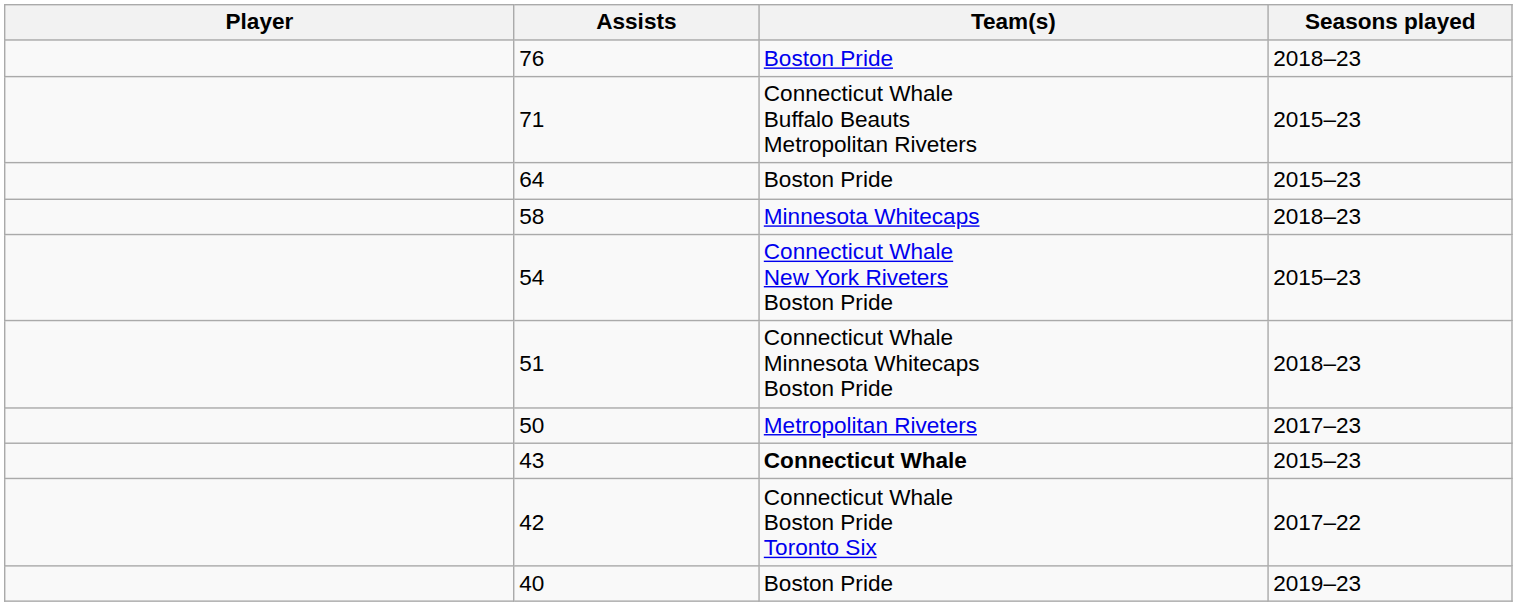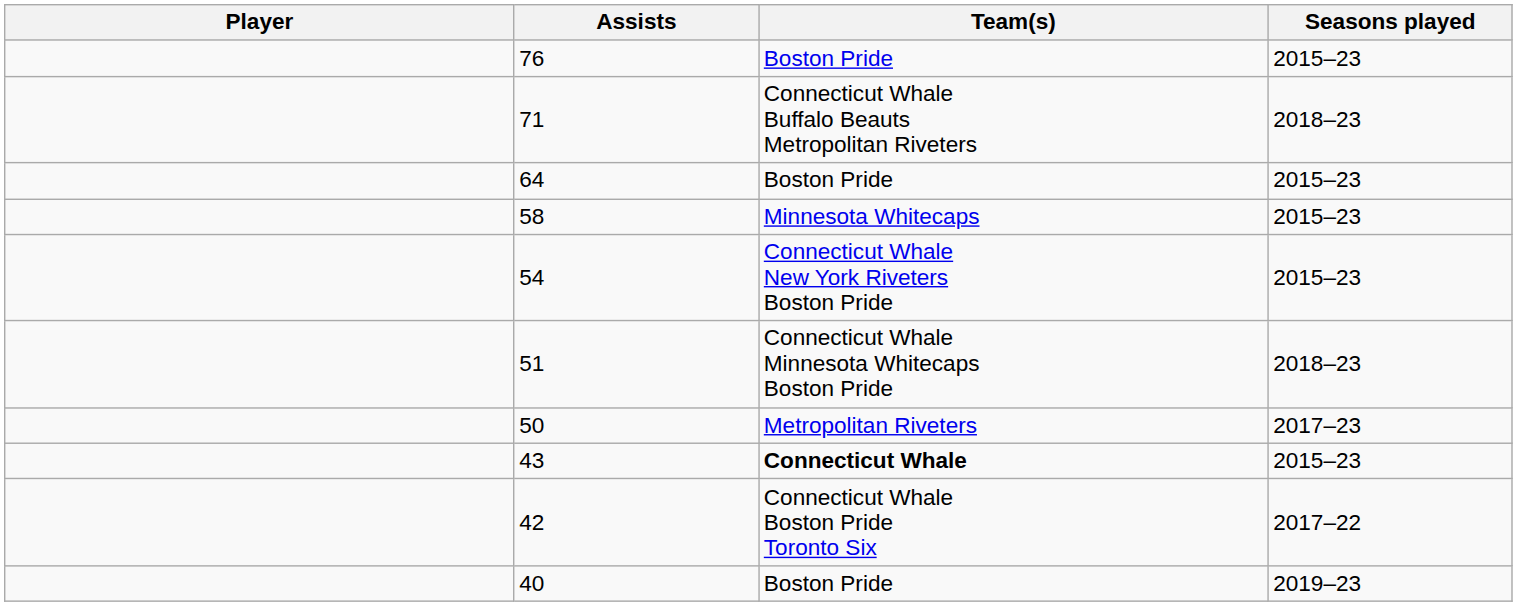(1317, 58) 2018–23 -> (1317, 58) 2015–23
(1317, 119) 2015–23 -> (1317, 119) 2018–23
(1317, 216) 2018–23 -> (1317, 216) 2015–23
